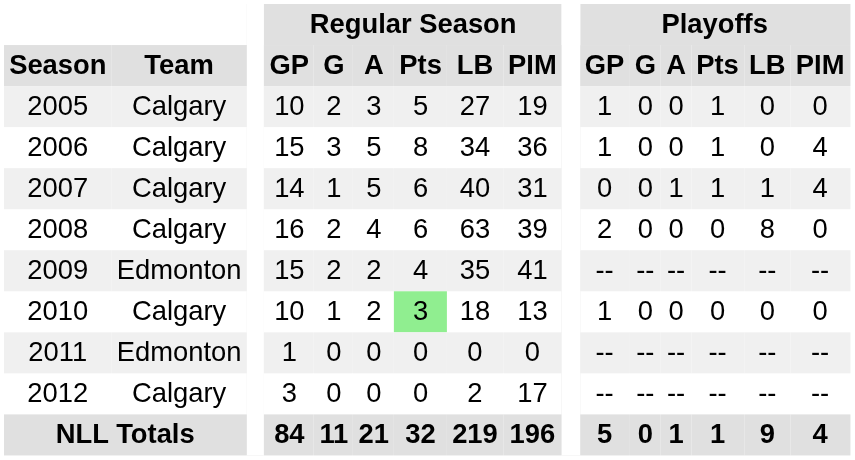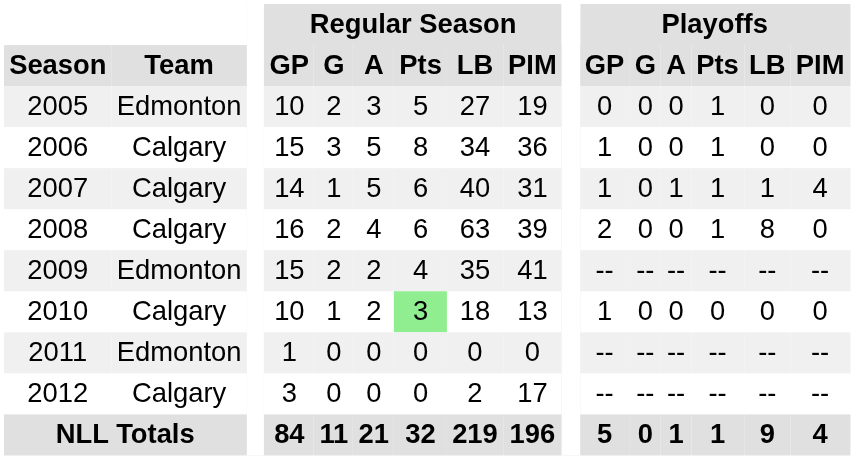(179, 106) Calgary -> (179, 106) Edmonton
(605, 106) 1 -> (605, 106) 0
(820, 147) 4 -> (820, 147) 0
(605, 188) 0 -> (605, 188) 1
(718, 229) 0 -> (718, 229) 1
